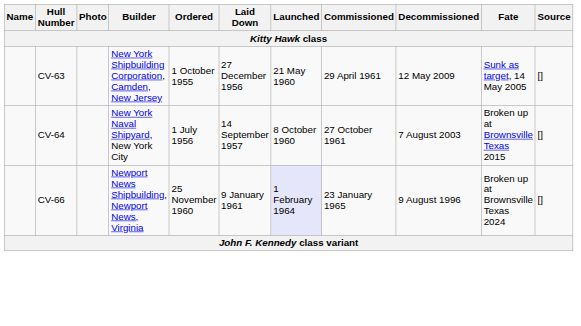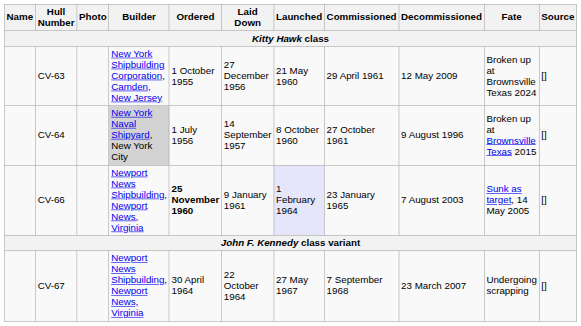(505, 76) Sunk as target, 14 May 2005 -> (511, 76) Broken up at Brownsville Texas 2024
(132, 135) no background -> (132, 135) lightgrey background
(430, 135) 7 August 2003 -> (432, 135) 9 August 1996
(194, 200) normal -> (195, 200) bold
(430, 200) 9 August 1996 -> (432, 200) 7 August 2003
(508, 200) Broken up at Brownsville Texas 2024 -> (508, 200) Sunk as target, 14 May 2005
+ row: (51, 286)
